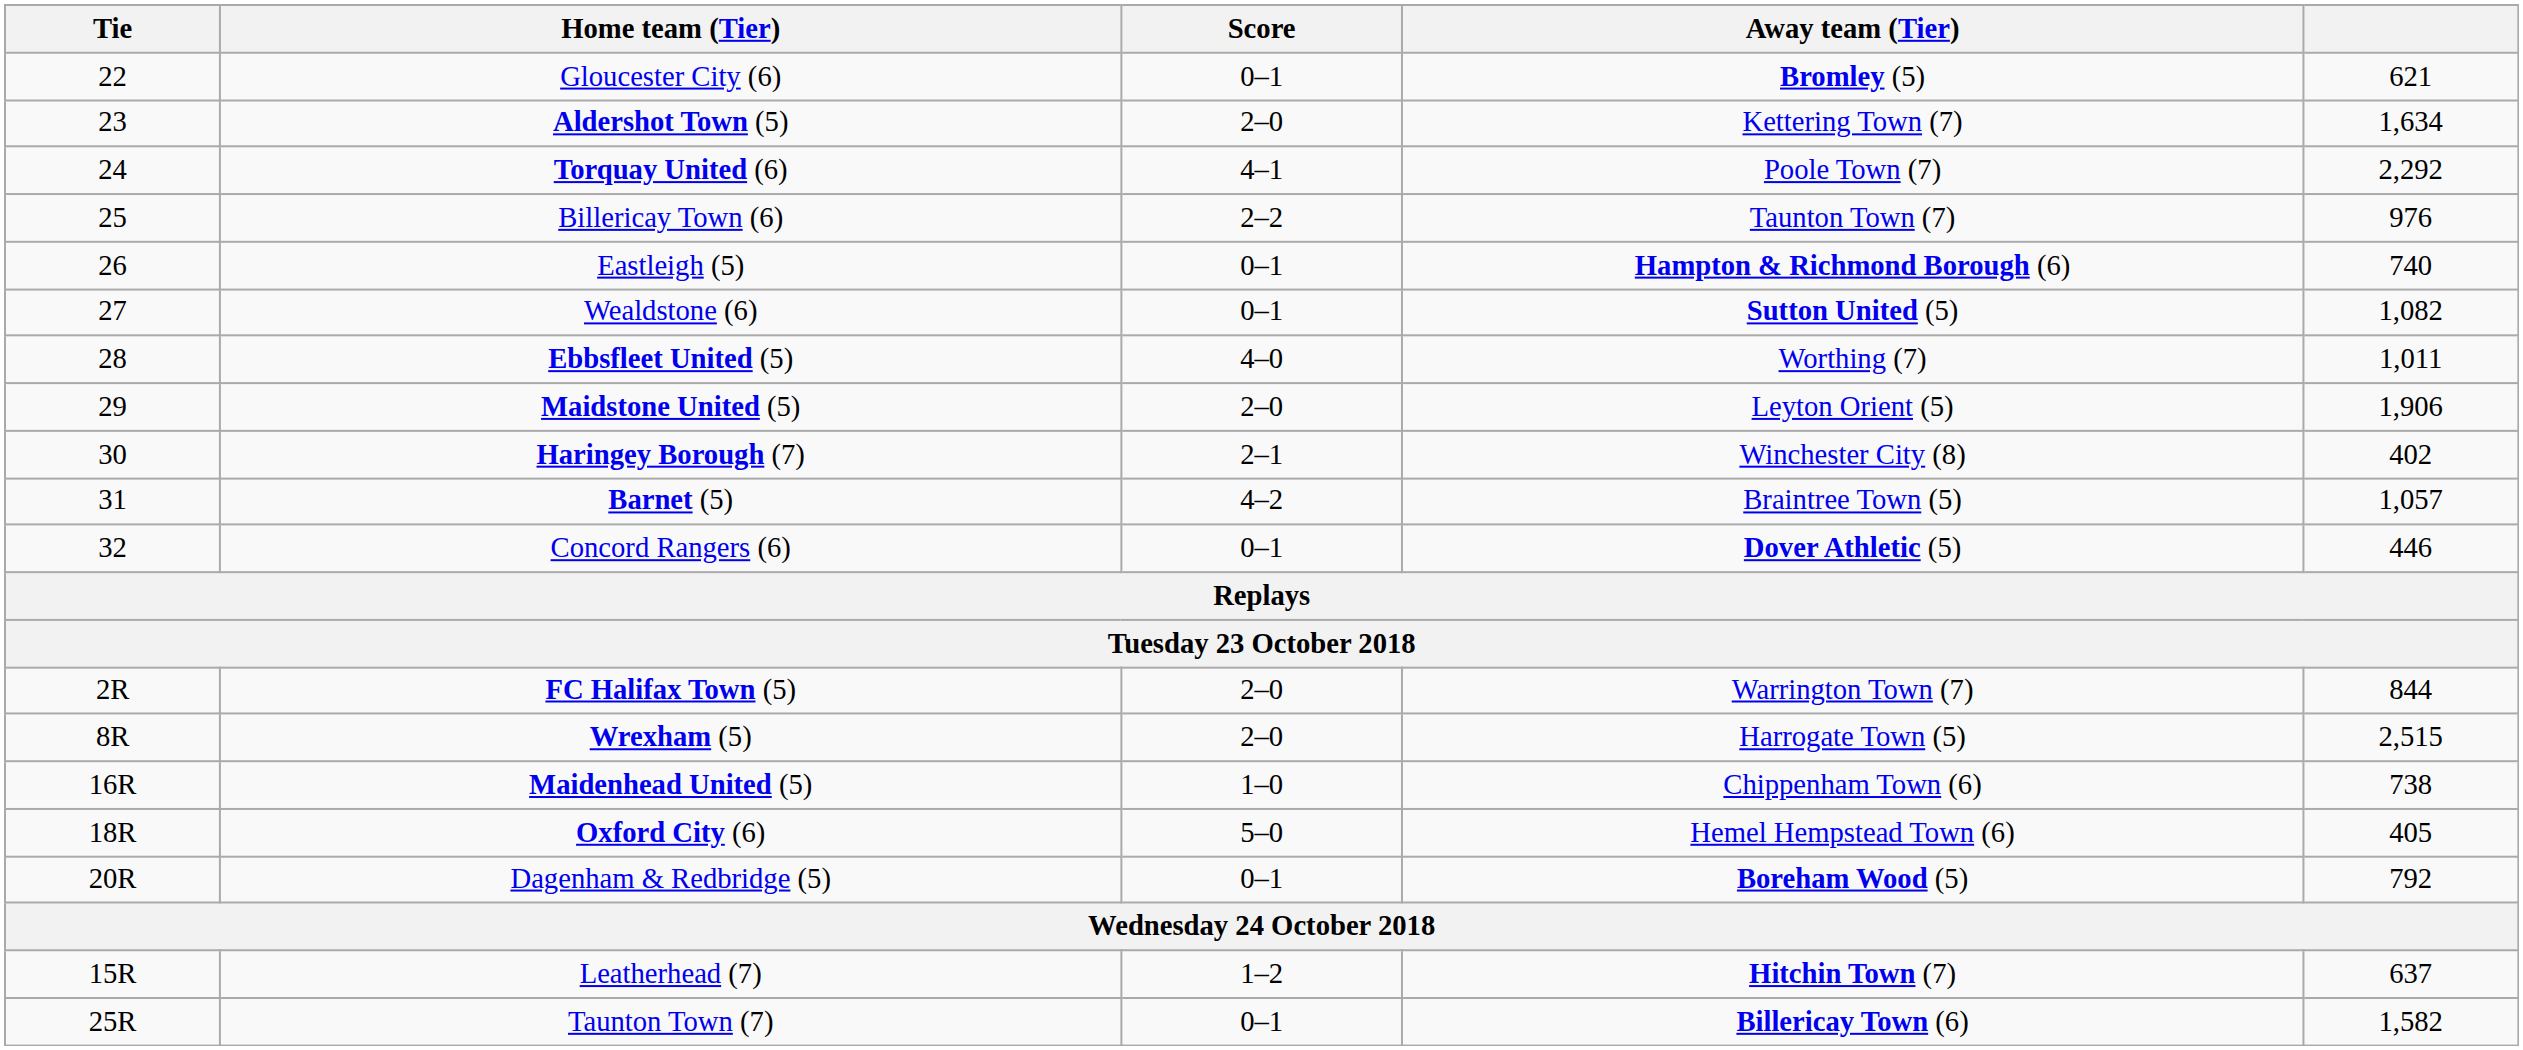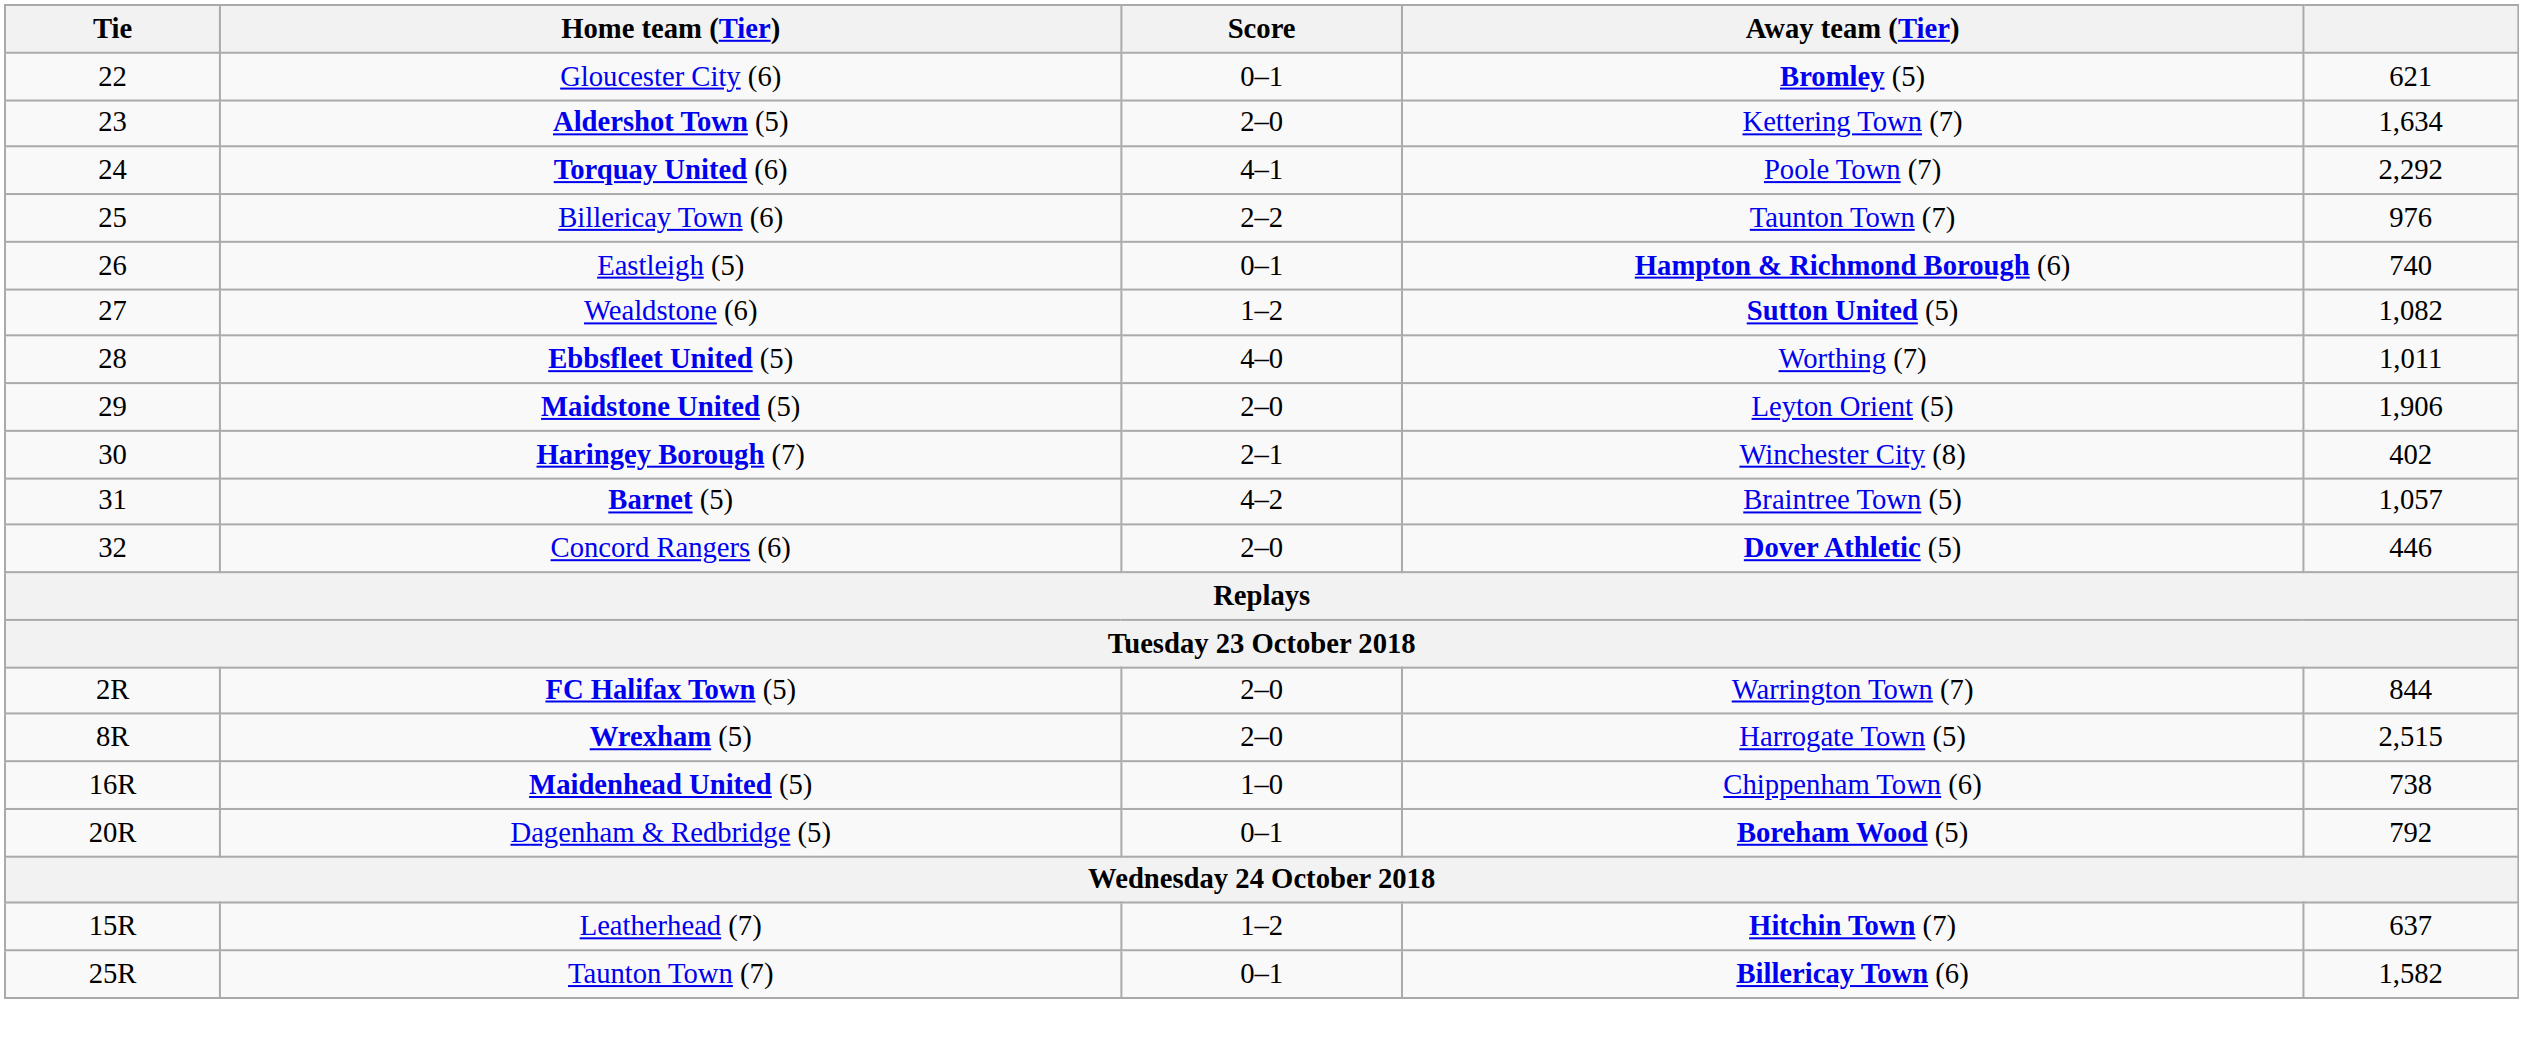(1262, 312) 0–1 -> (1262, 312) 1–2
(1262, 548) 0–1 -> (1262, 548) 2–0
- row: (671, 831)
